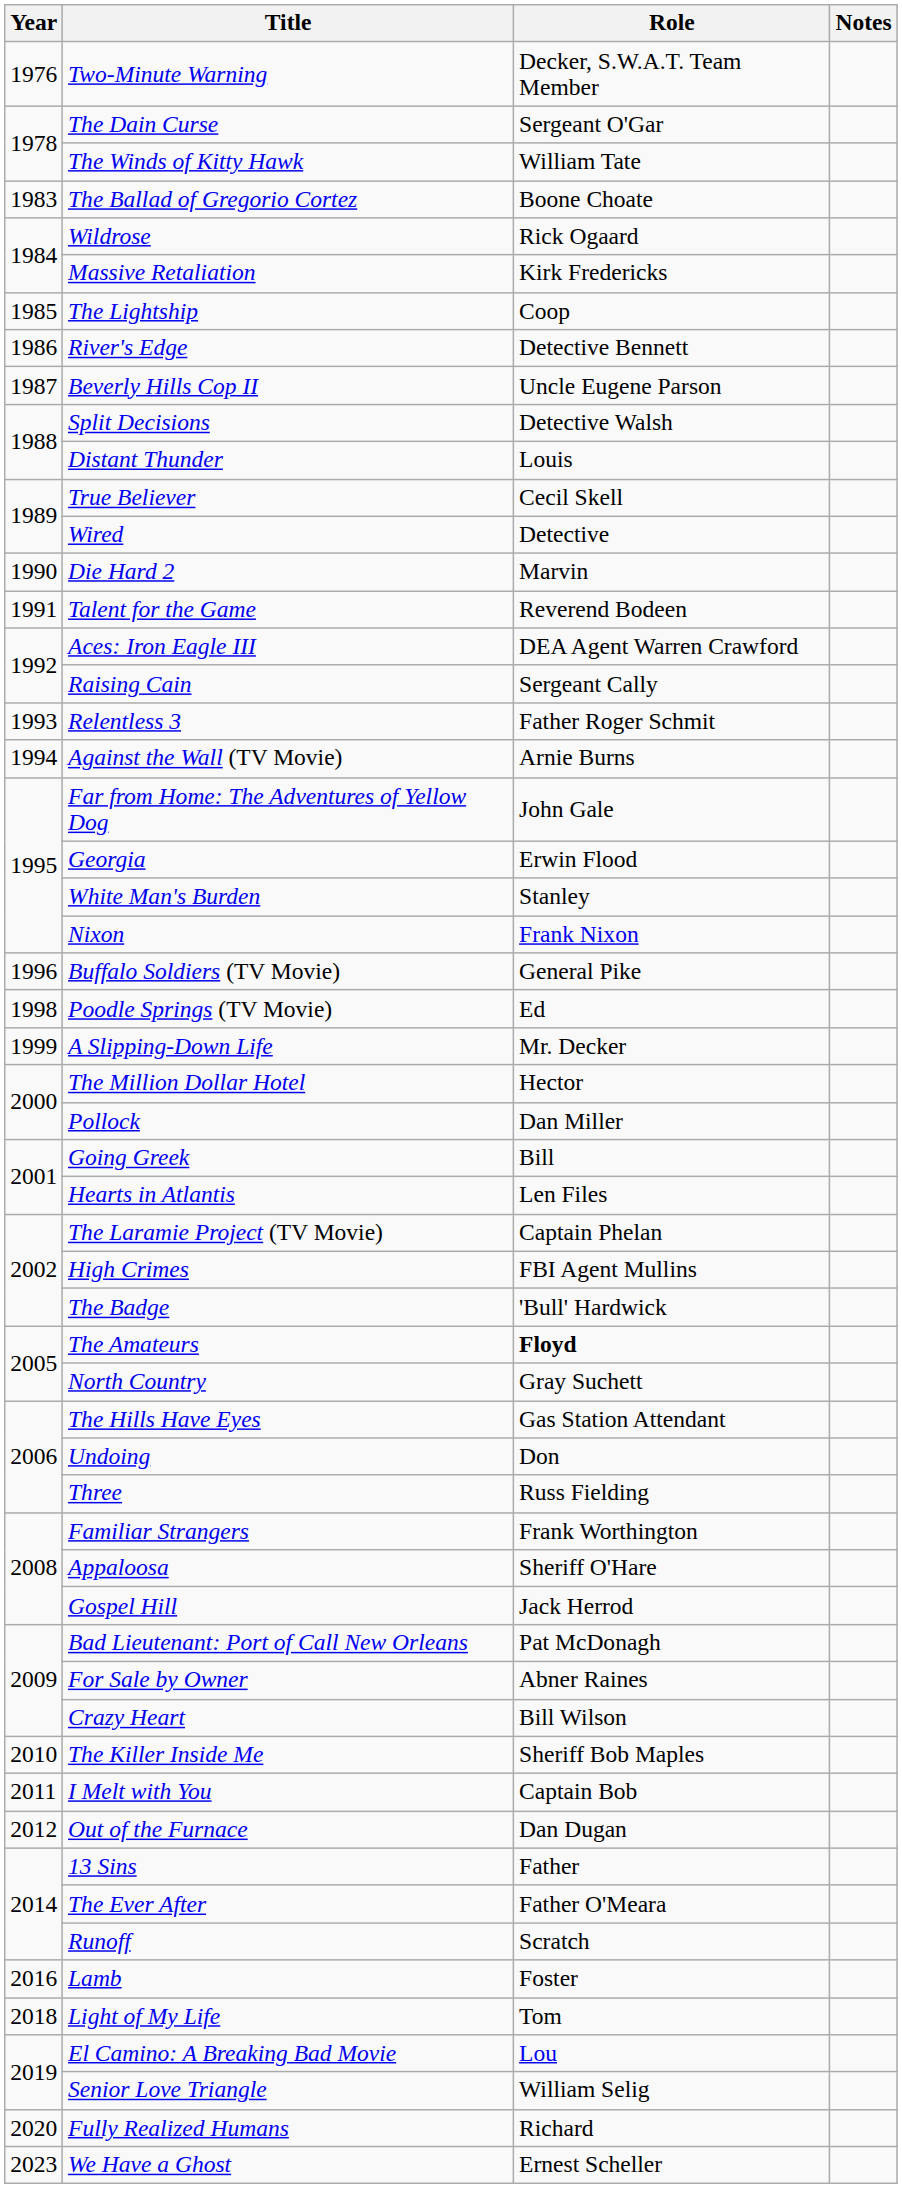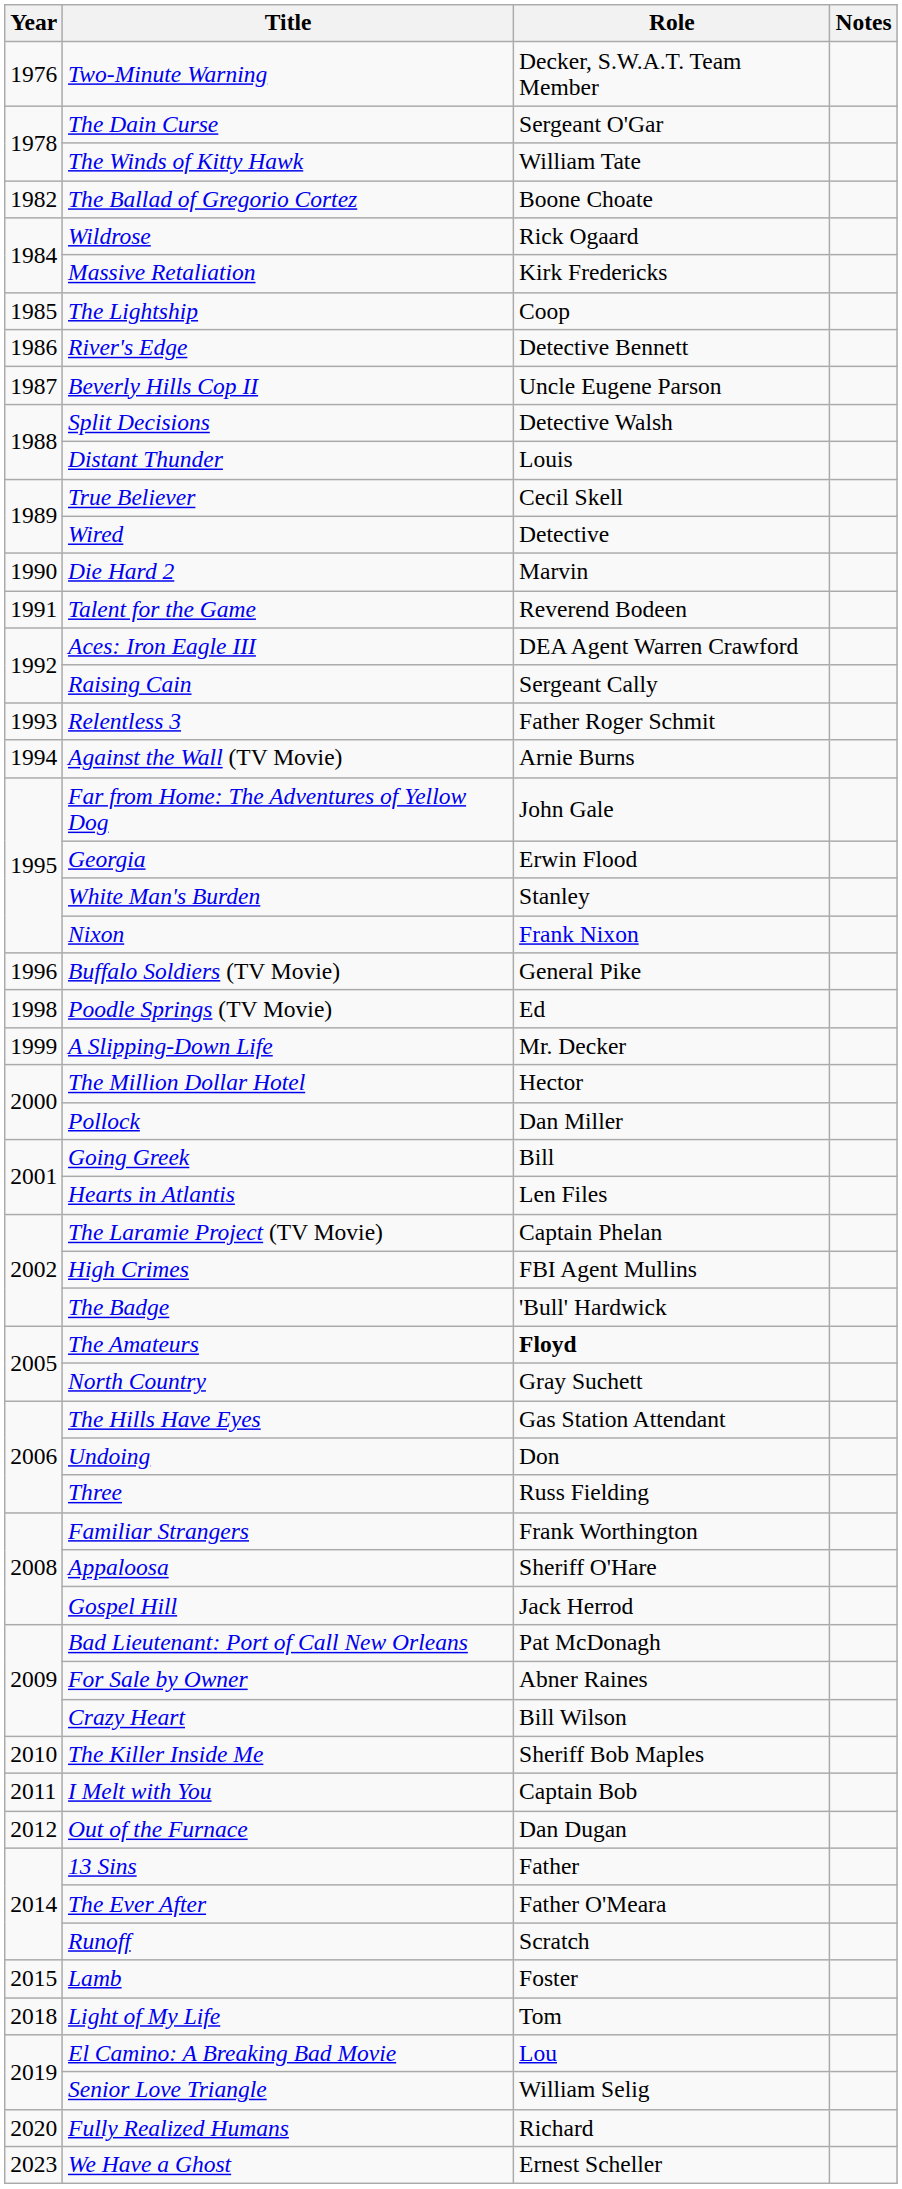(34, 198) 1983 -> (34, 198) 1982
(34, 1978) 2016 -> (34, 1978) 2015
